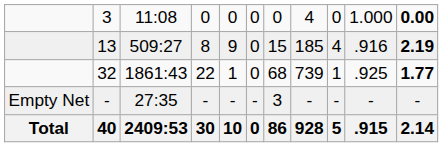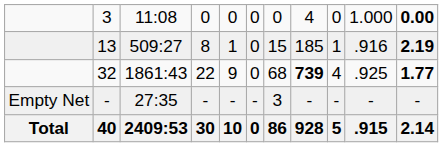(233, 45) 9 -> (233, 45) 1
(336, 45) 4 -> (336, 45) 1
(233, 73) 1 -> (233, 73) 9
(309, 73) normal -> (309, 73) bold
(336, 73) 1 -> (336, 73) 4
